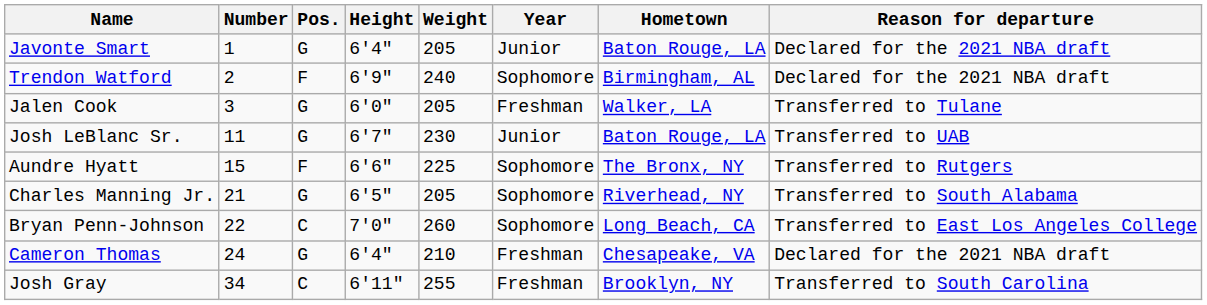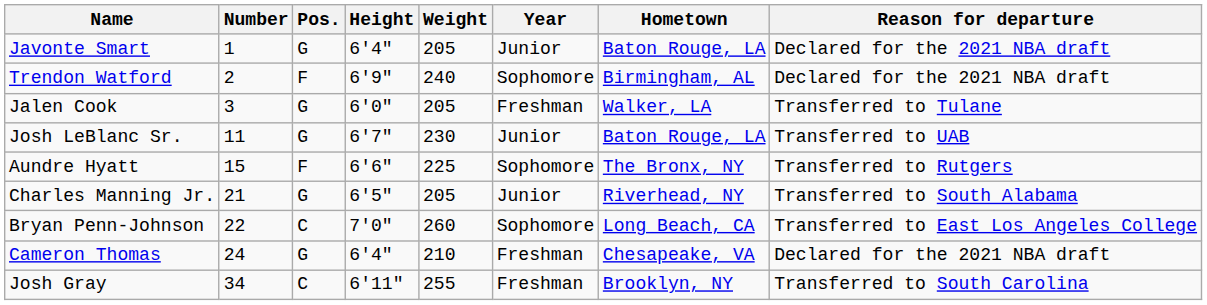(545, 196) Sophomore -> (529, 196) Junior
